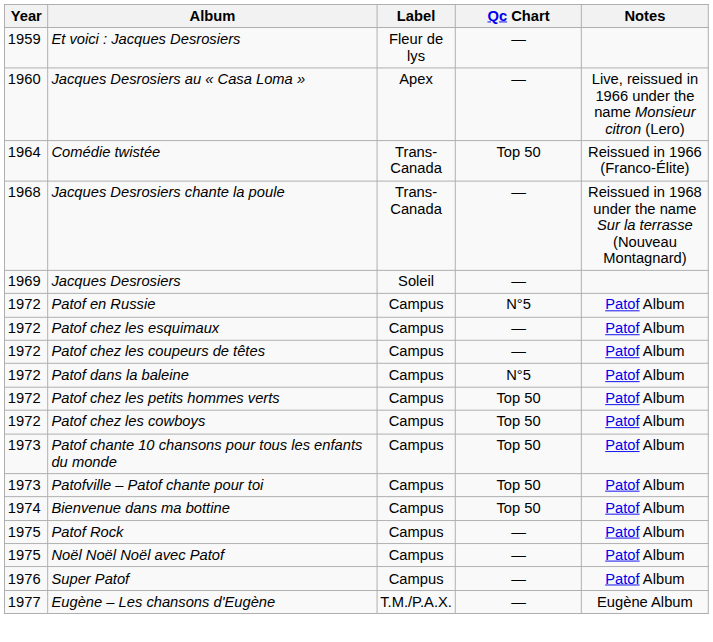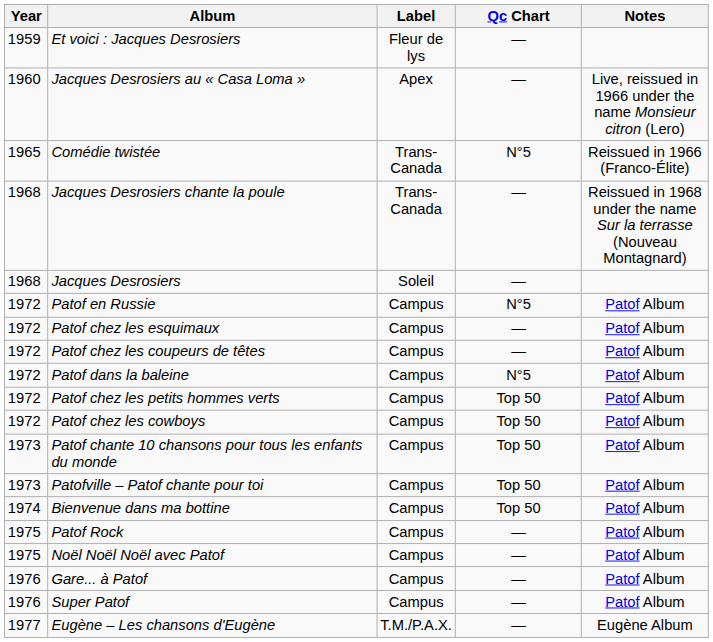(24, 152) 1964 -> (24, 152) 1965
(519, 152) Top 50 -> (519, 152) N°5
(24, 281) 1969 -> (24, 281) 1968
+ row: (99, 578)
